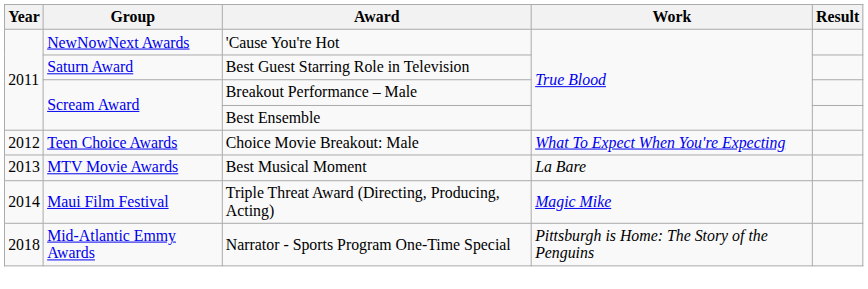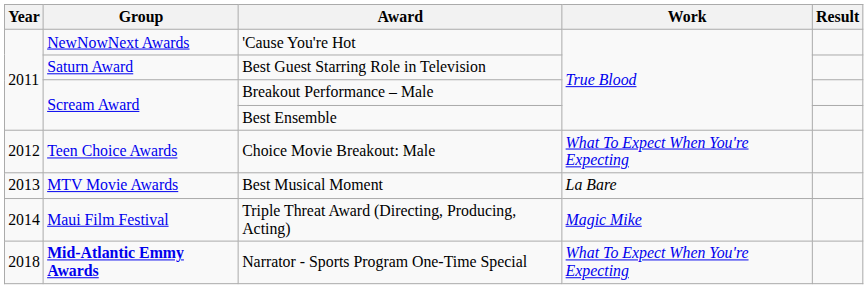(112, 244) normal -> (116, 262) bold
(651, 244) Pittsburgh is Home: The Story of the Penguins -> (657, 262) What To Expect When You're Expecting
